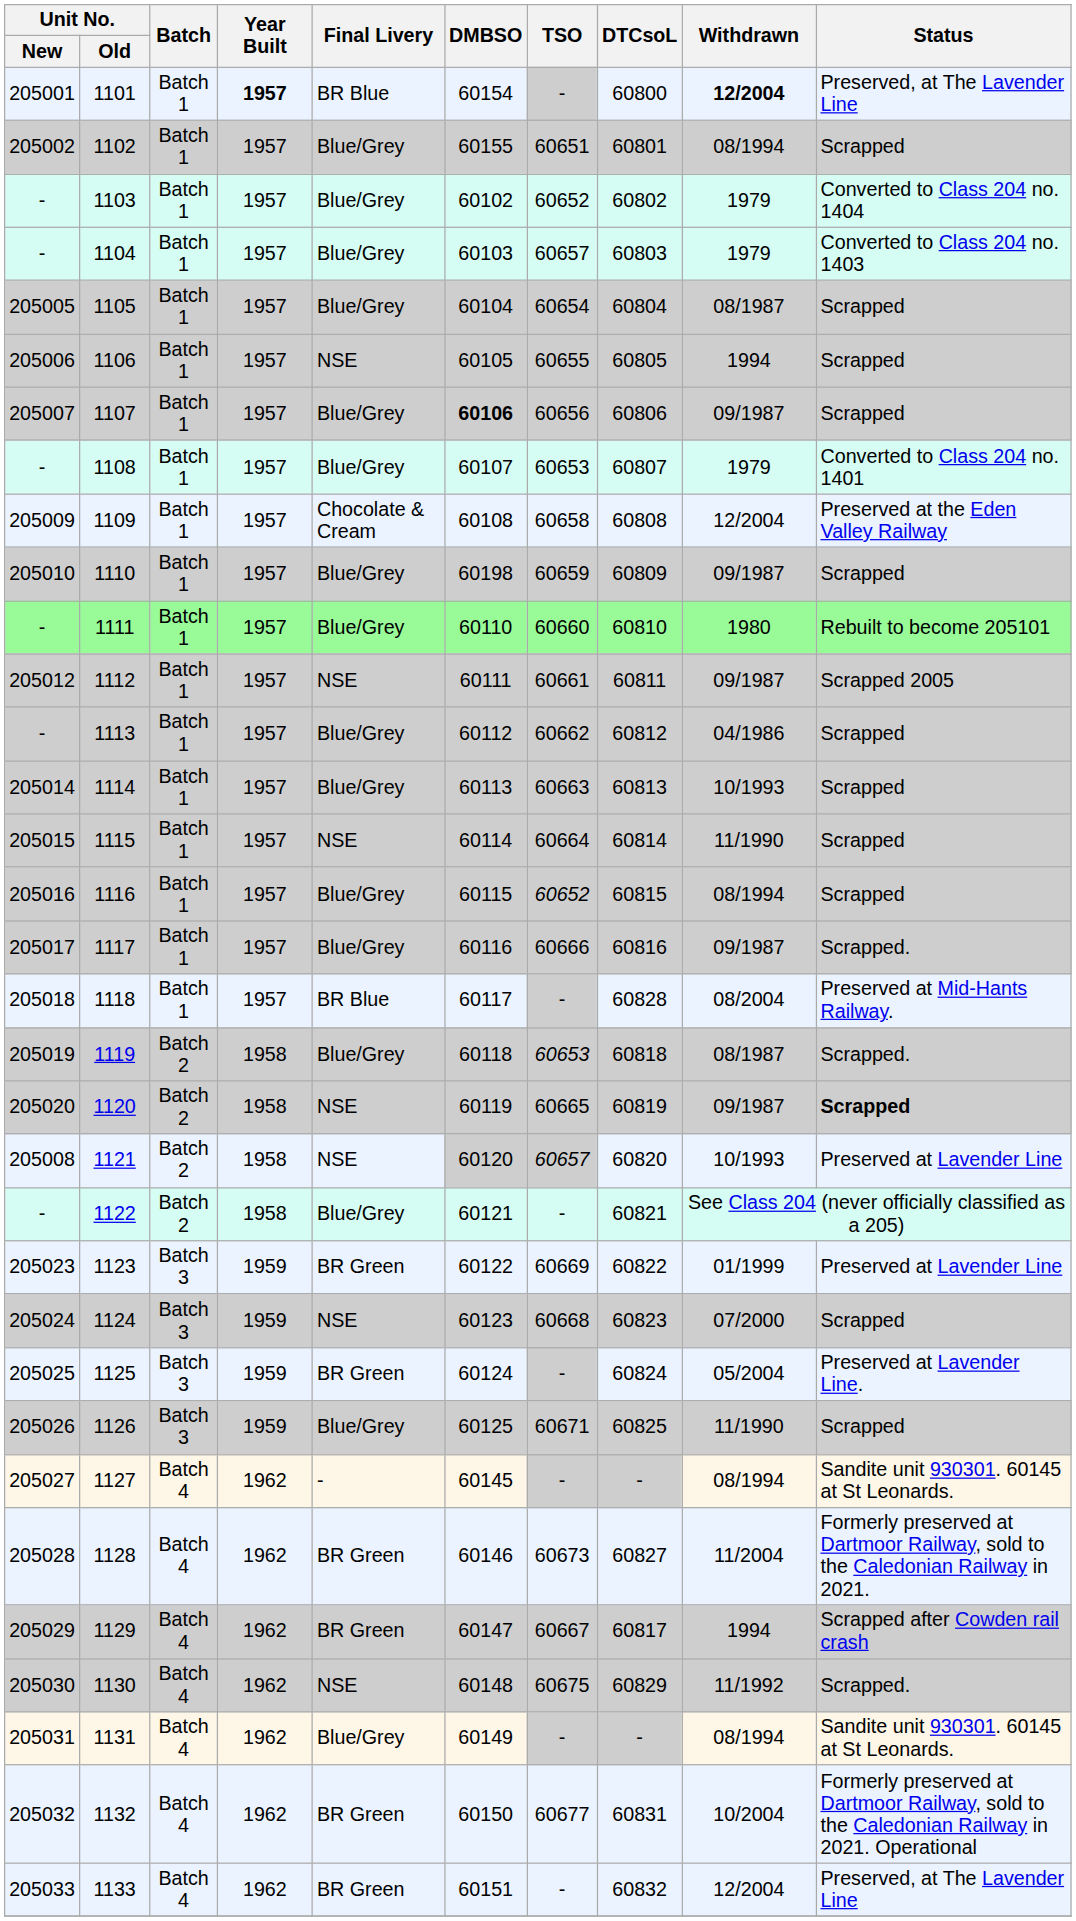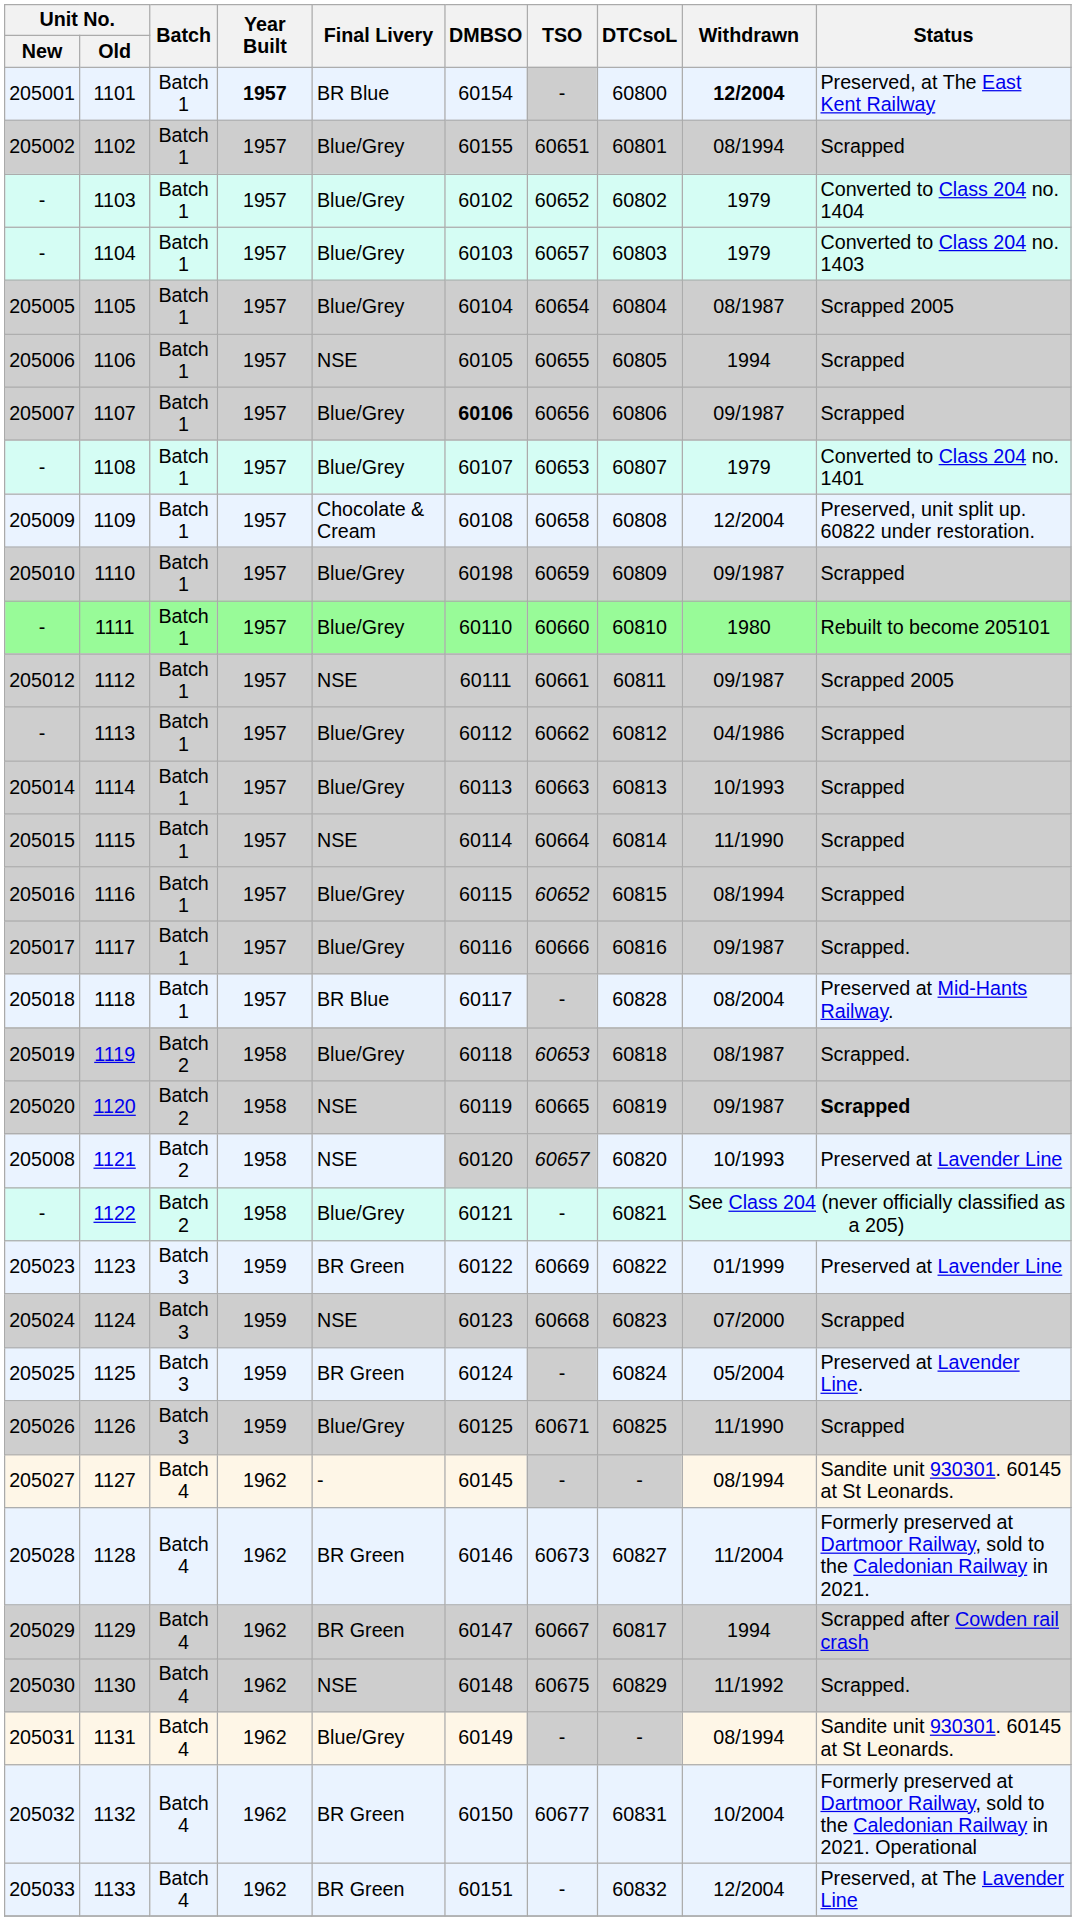(942, 93) Preserved, at The Lavender Line -> (921, 93) Preserved, at The East Kent Railway
(863, 307) Scrapped -> (887, 307) Scrapped 2005
(918, 520) Preserved at the Eden Valley Railway -> (928, 520) Preserved, unit split up. 60822 under restoration.
